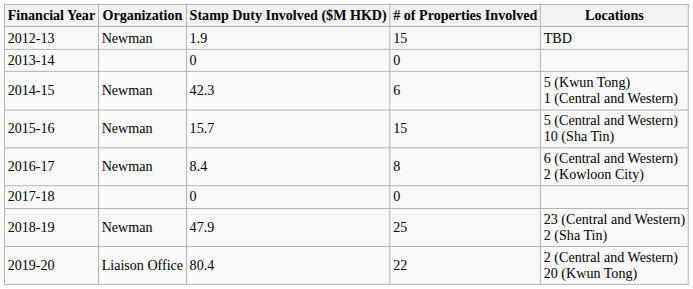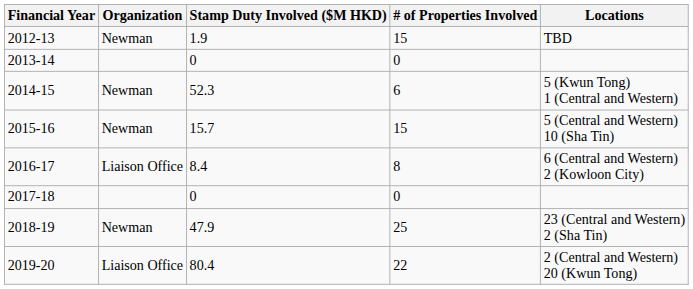(202, 90) 42.3 -> (202, 90) 52.3
(127, 166) Newman -> (142, 166) Liaison Office
